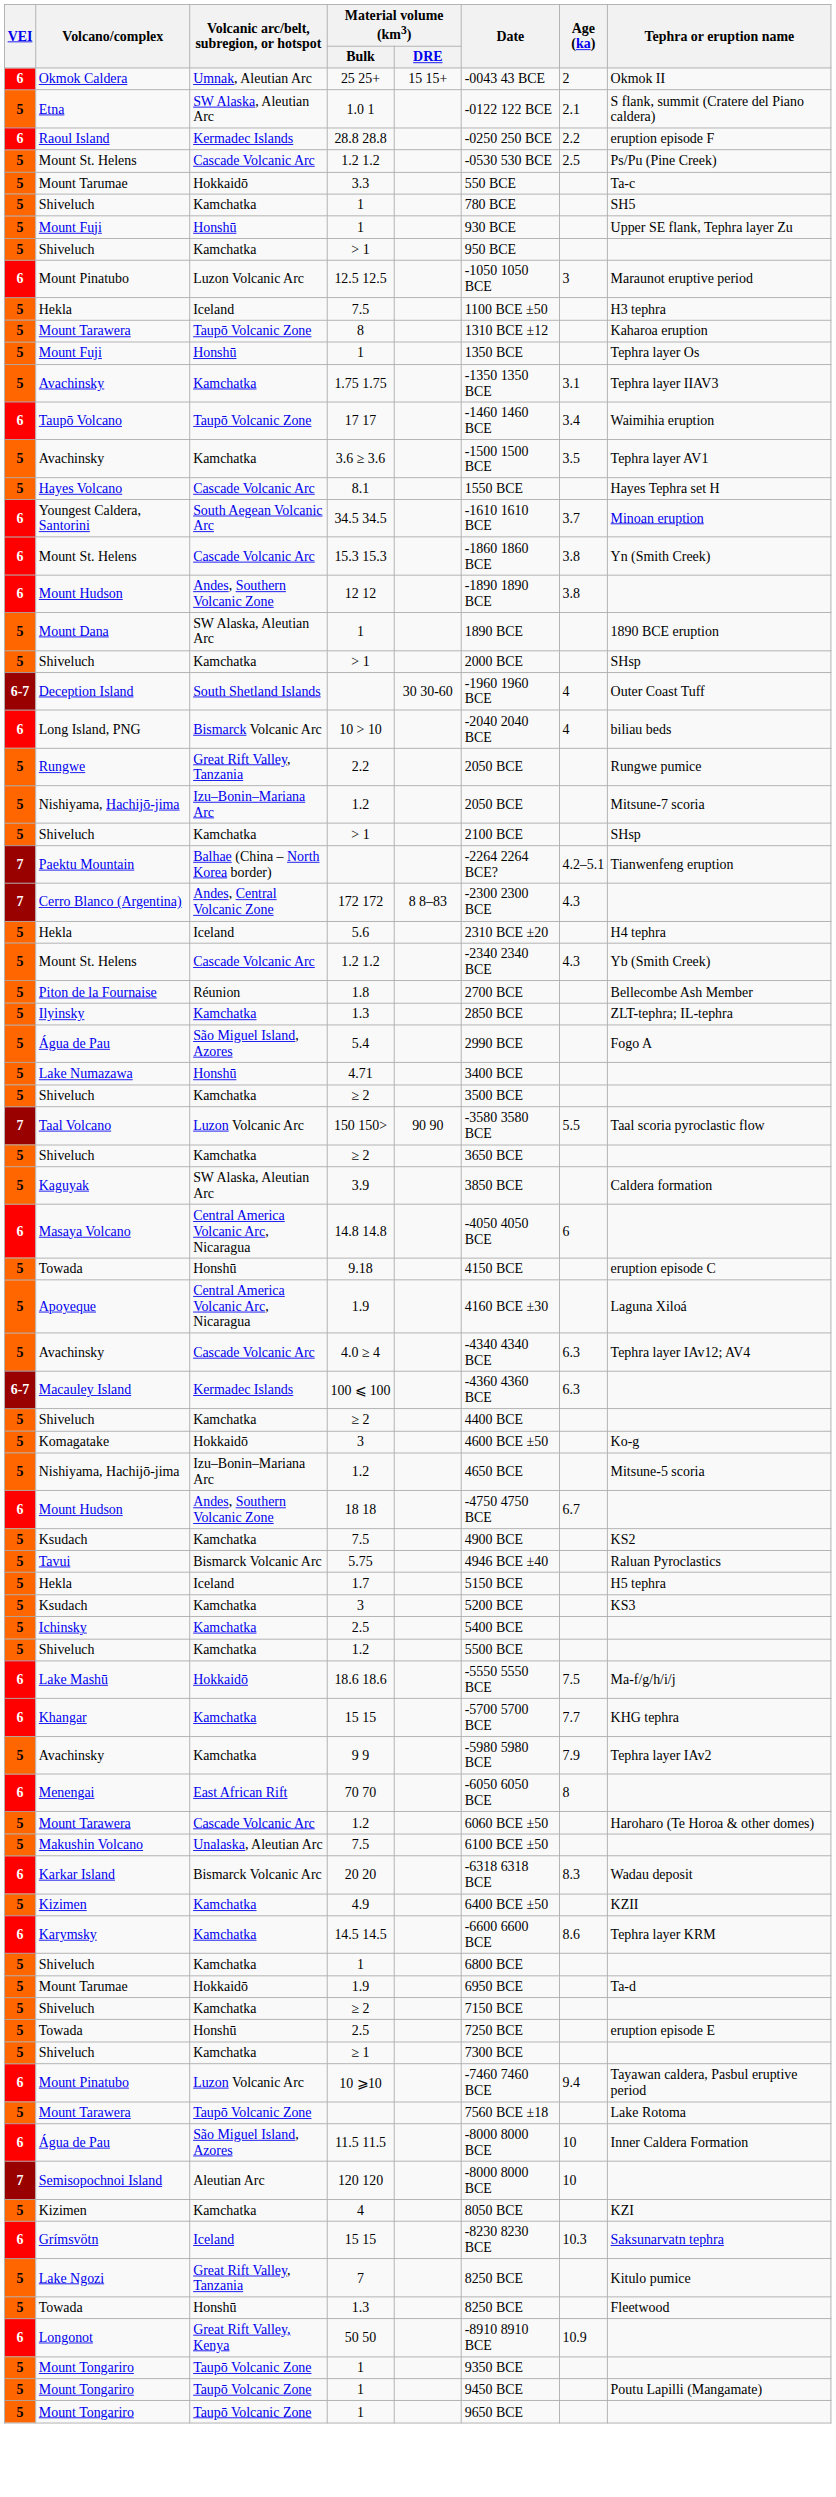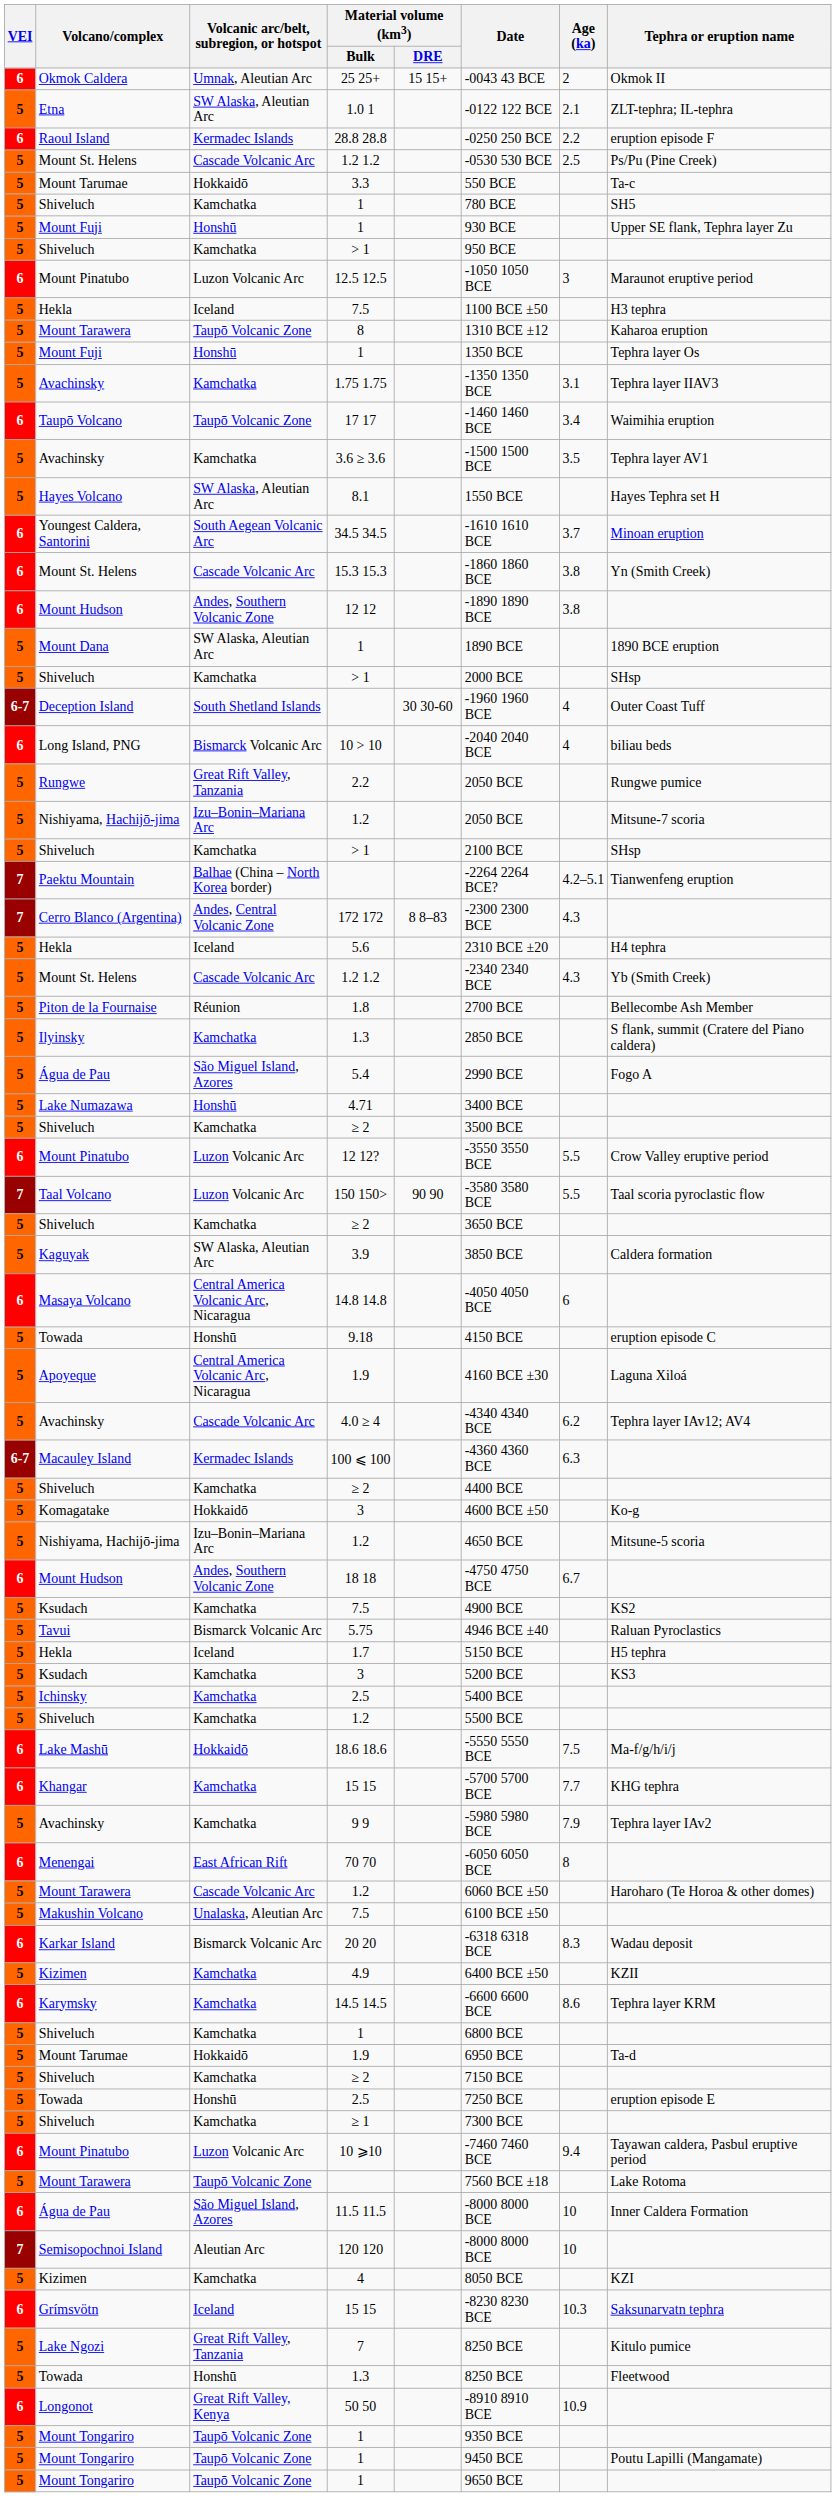(707, 109) S flank, summit (Cratere del Piano caldera) -> (672, 109) ZLT-tephra; IL-tephra
(254, 488) Cascade Volcanic Arc -> (251, 496) SW Alaska, Aleutian Arc
(672, 1014) ZLT-tephra; IL-tephra -> (707, 1037) S flank, summit (Cratere del Piano caldera)
+ row: (84, 1157)
(571, 1352) 6.3 -> (571, 1421) 6.2
